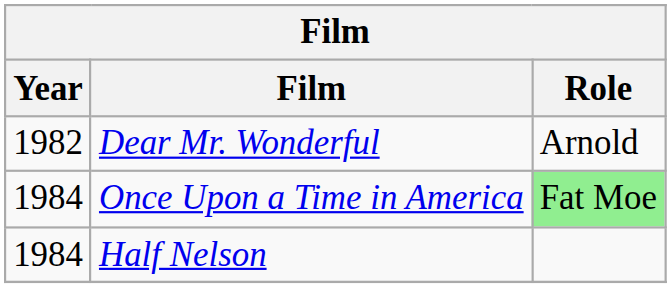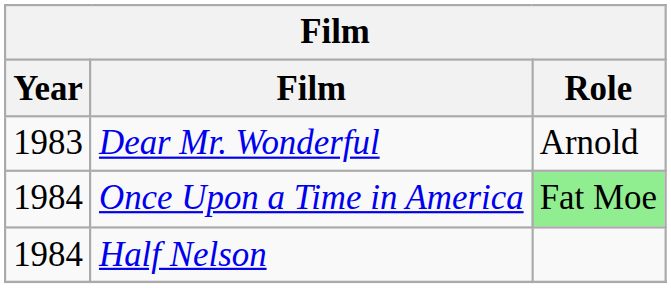(48, 142) 1982 -> (48, 142) 1983
